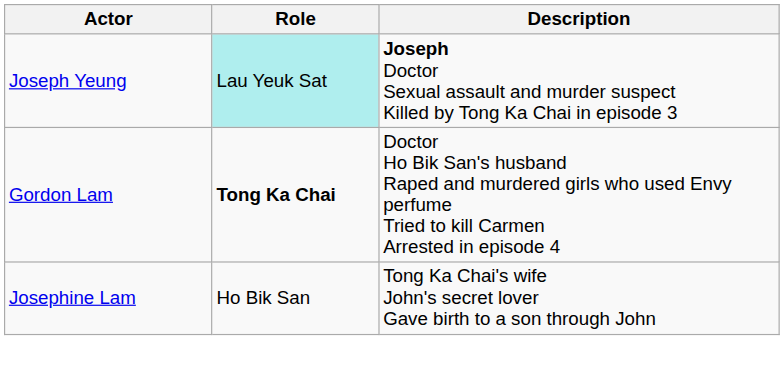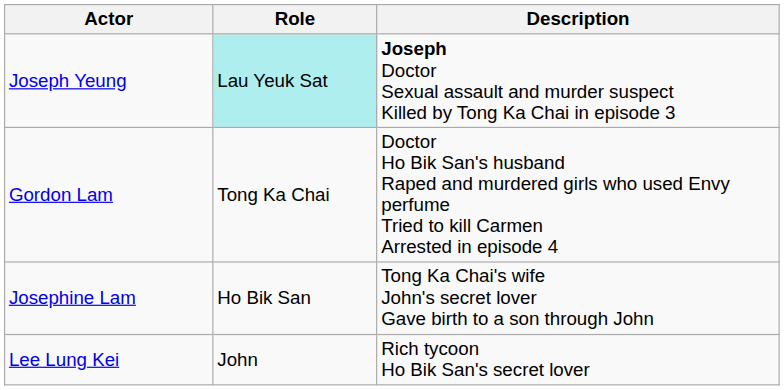(276, 194) bold -> (273, 194) normal
+ row: (64, 359)
